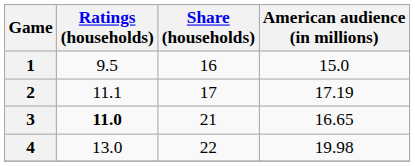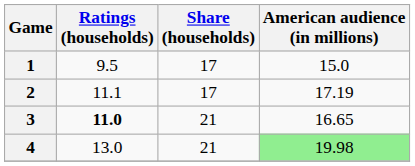(208, 65) 16 -> (208, 65) 17
(208, 147) 22 -> (208, 147) 21
(334, 147) no background -> (334, 147) lightgreen background
